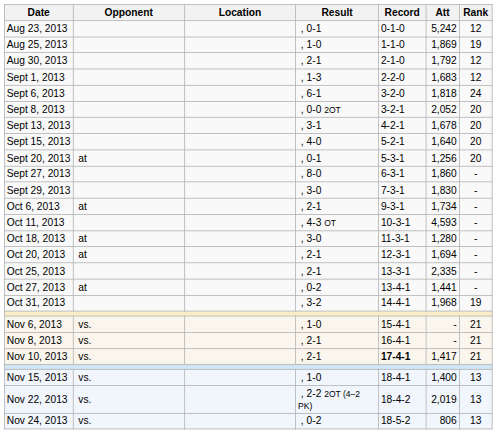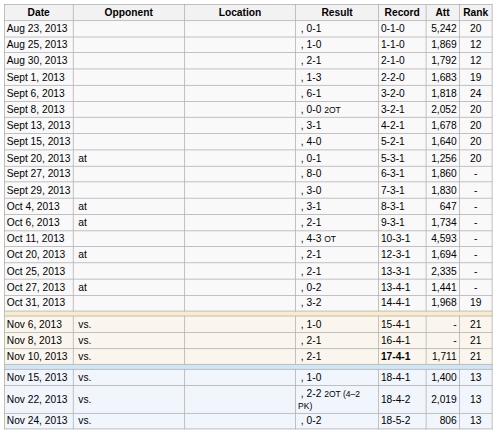(476, 29) 12 -> (476, 29) 20
(476, 45) 19 -> (476, 45) 12
(476, 77) 12 -> (476, 77) 19
+ row: (33, 207)
- row: (36, 239)
(444, 357) 1,417 -> (444, 357) 1,711
